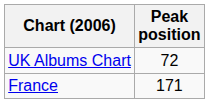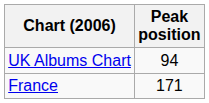(169, 60) 72 -> (169, 60) 94
